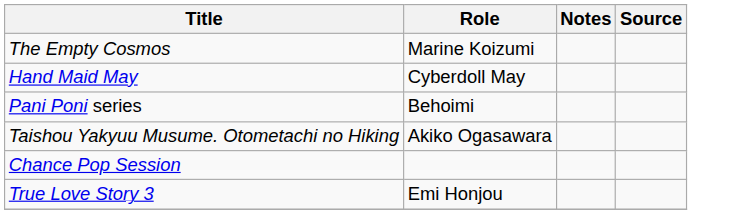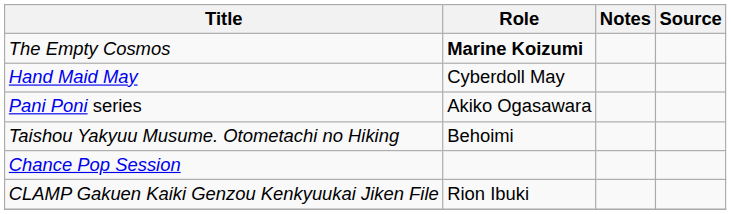(471, 48) normal -> (515, 48) bold
(441, 106) Behoimi -> (519, 106) Akiko Ogasawara
(480, 135) Akiko Ogasawara -> (480, 135) Behoimi
- row: (81, 194)
+ row: (224, 194)
